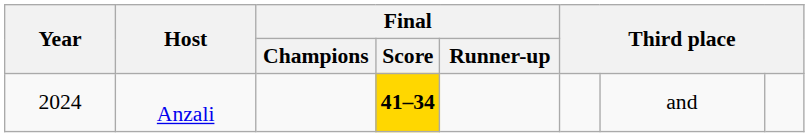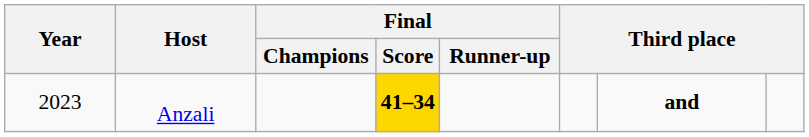(60, 102) 2024 -> (60, 102) 2023
(682, 102) normal -> (682, 102) bold
